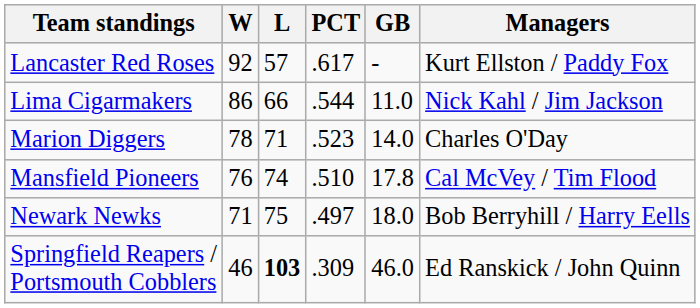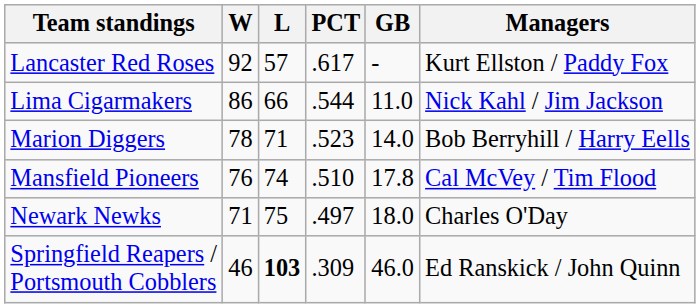(497, 139) Charles O'Day -> (558, 139) Bob Berryhill / Harry Eells
(558, 216) Bob Berryhill / Harry Eells -> (497, 216) Charles O'Day
